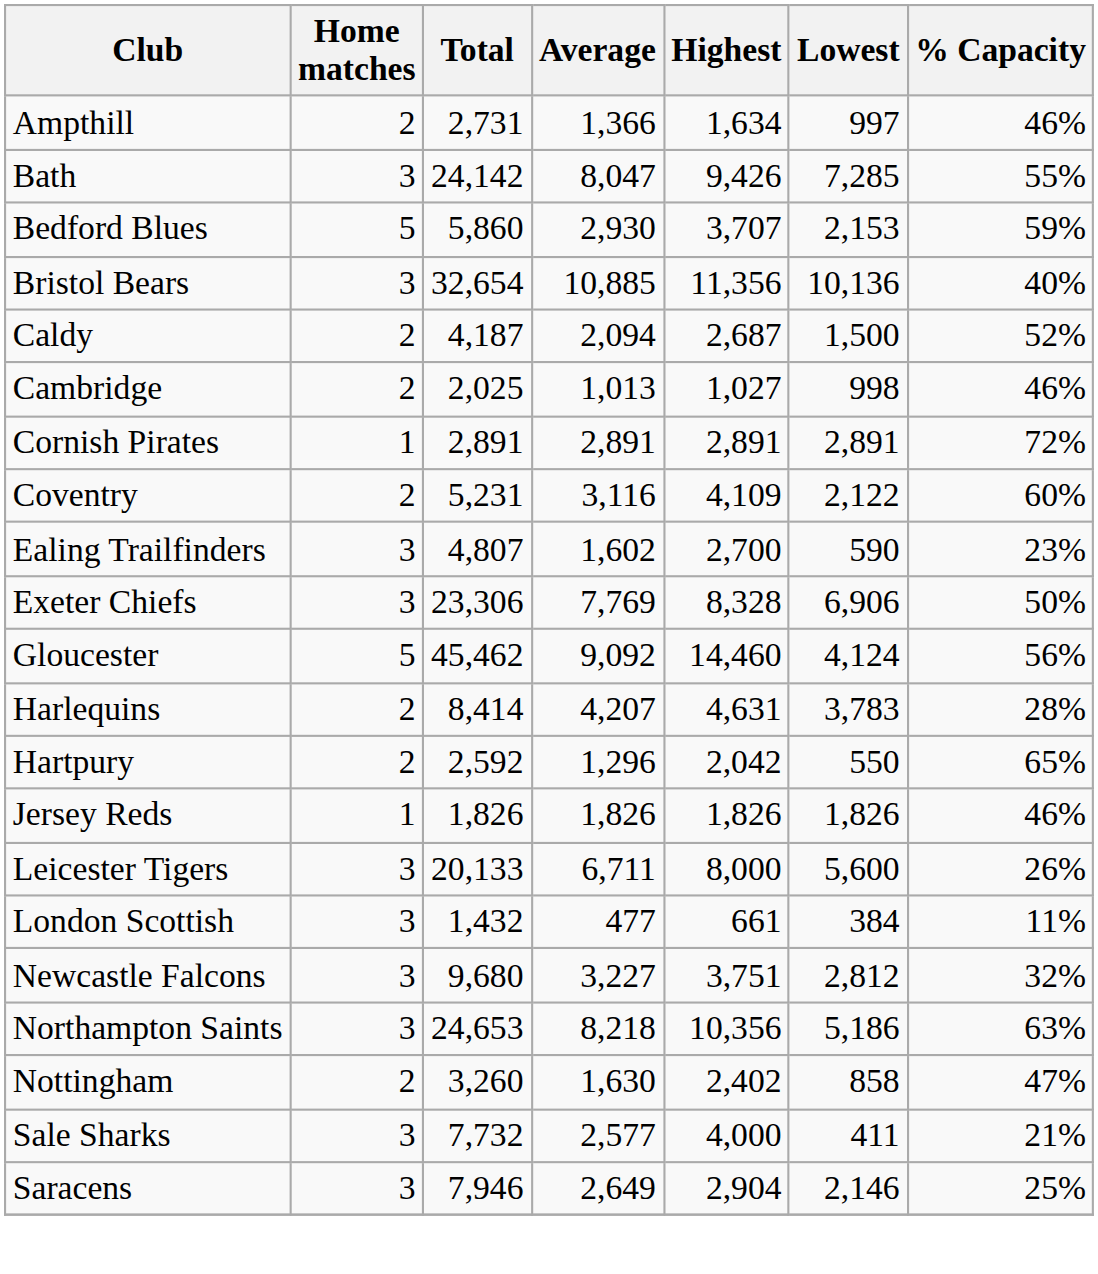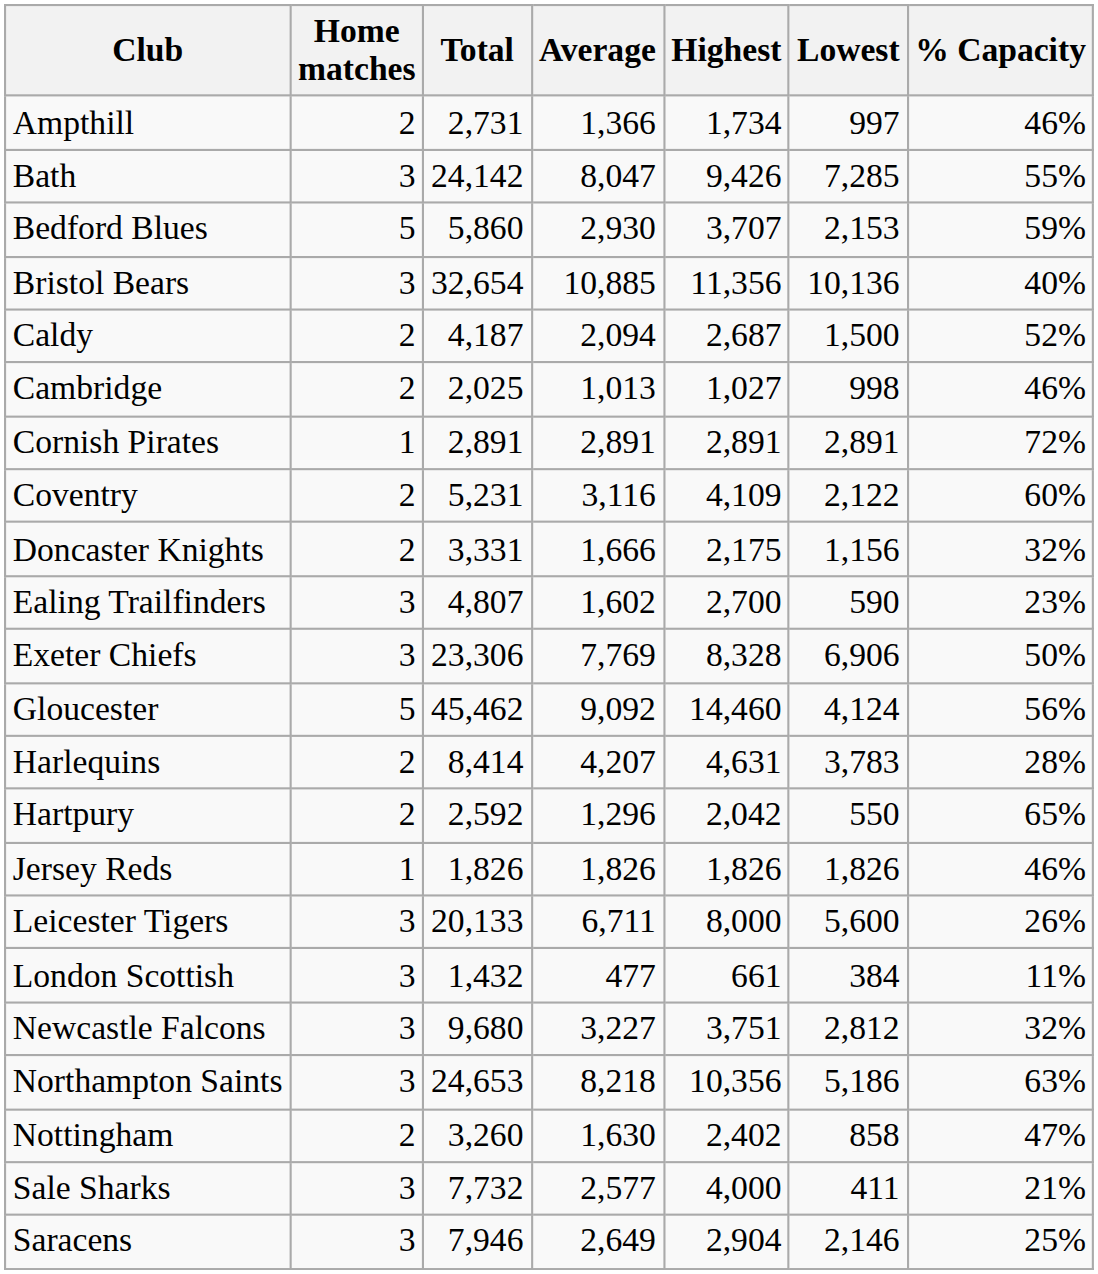(744, 122) 1,634 -> (744, 122) 1,734
+ row: (138, 548)
